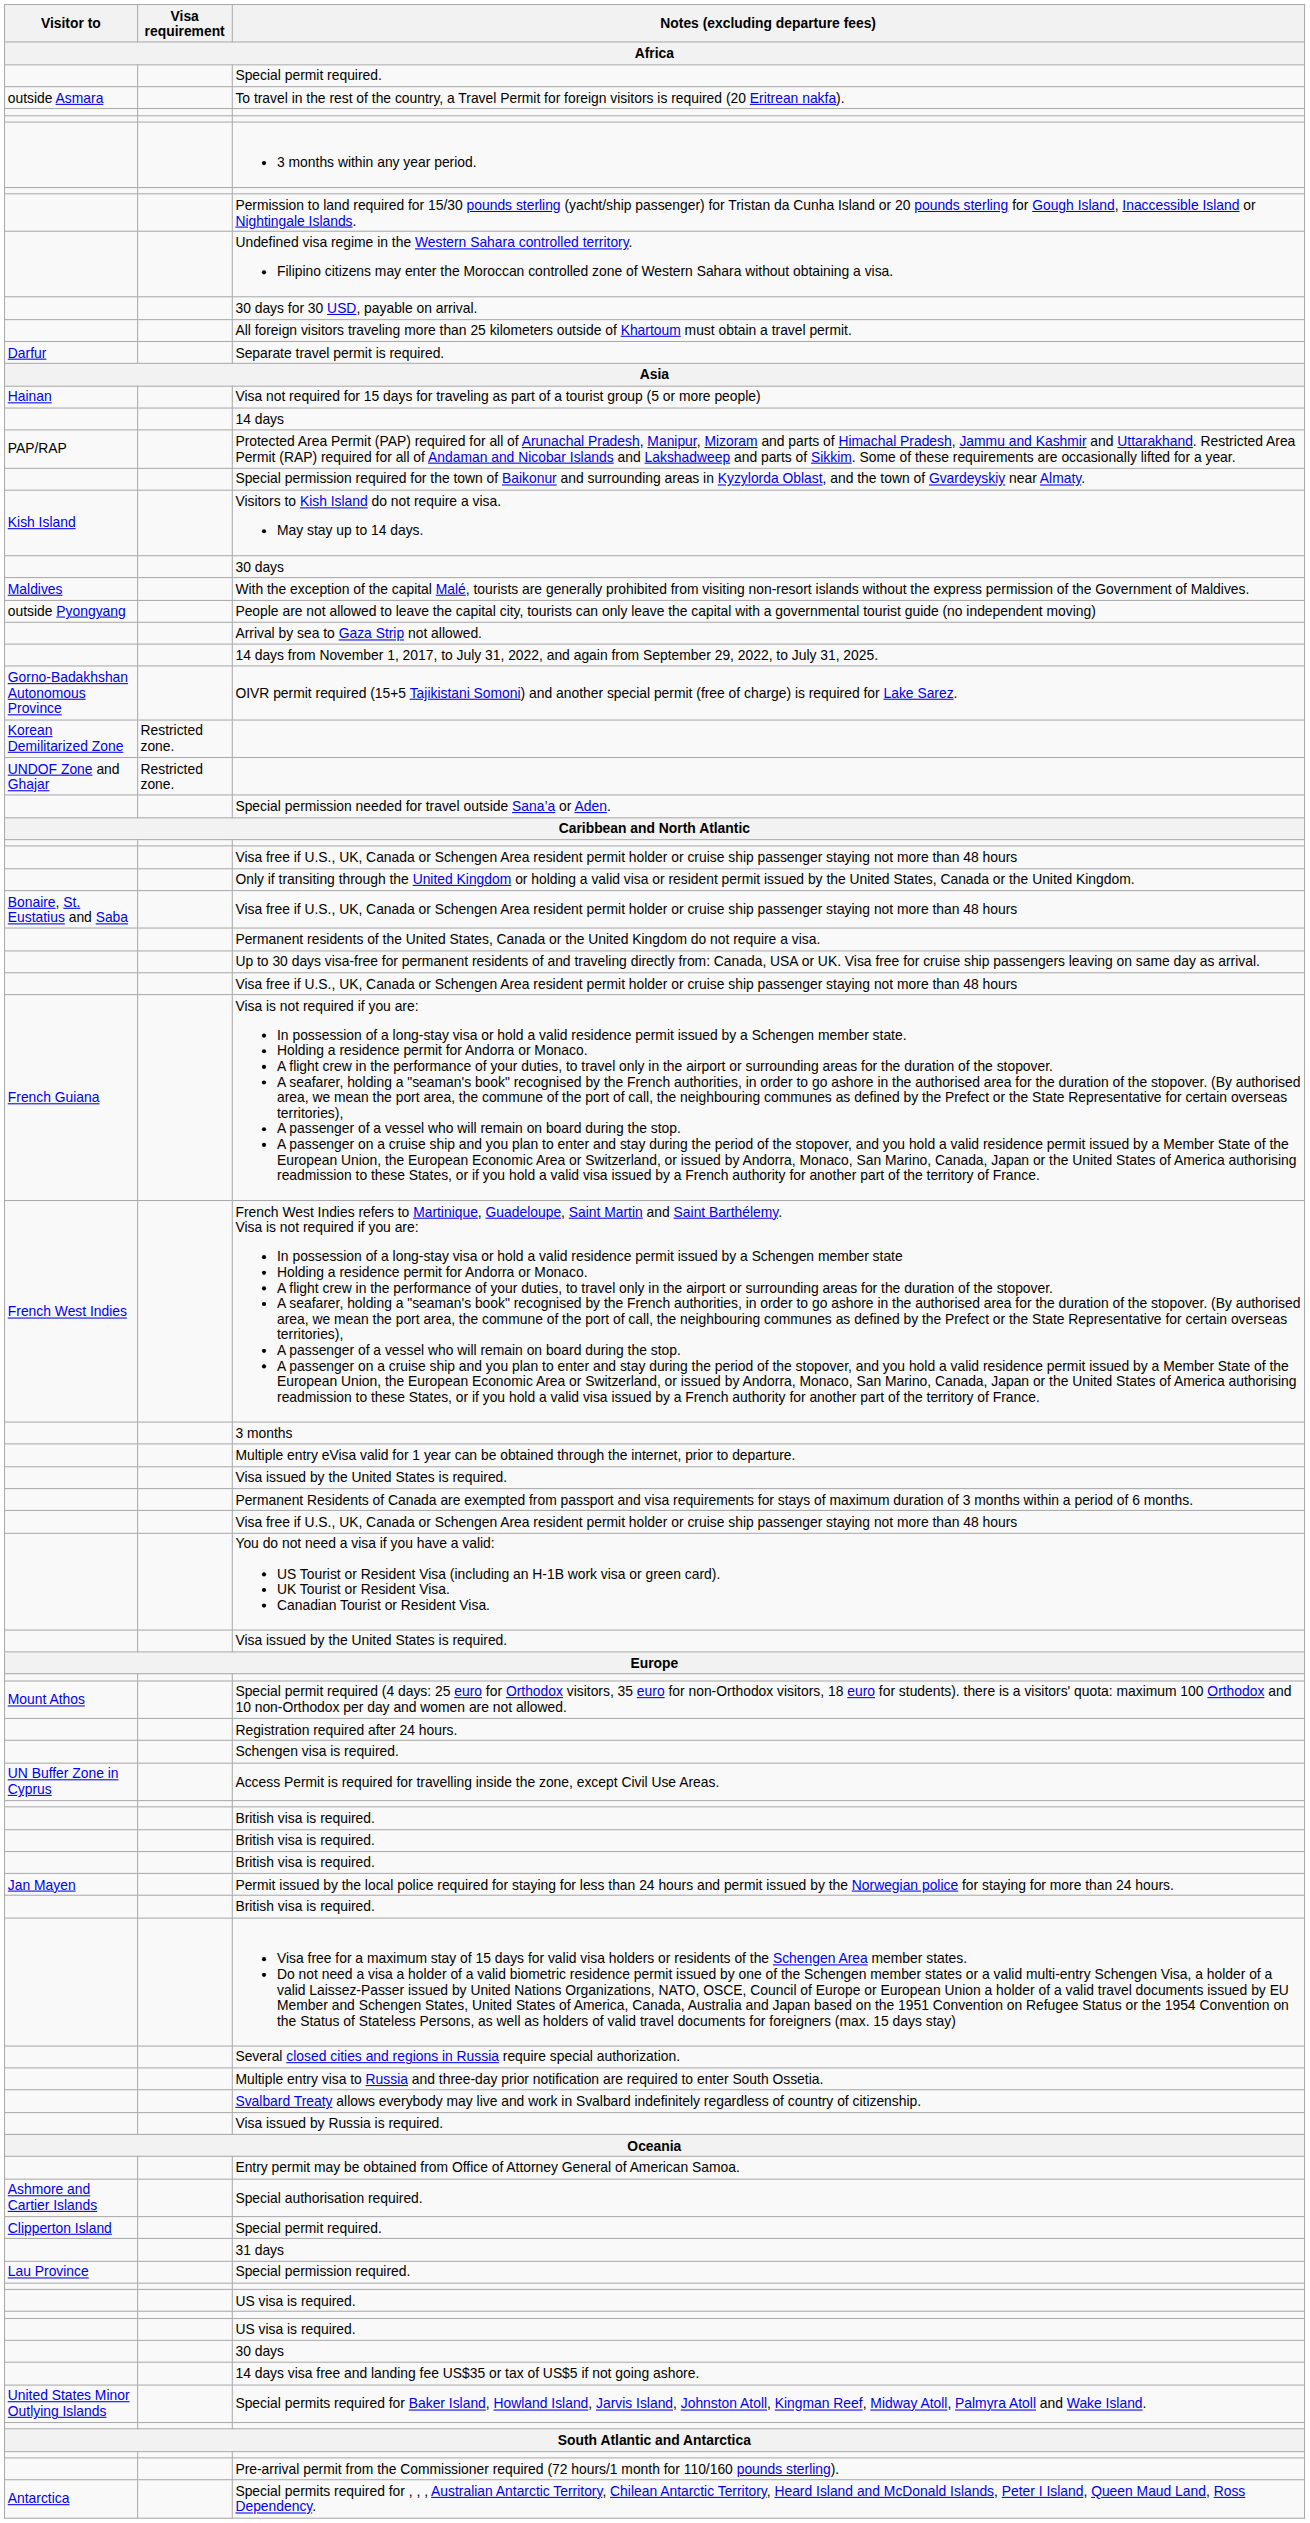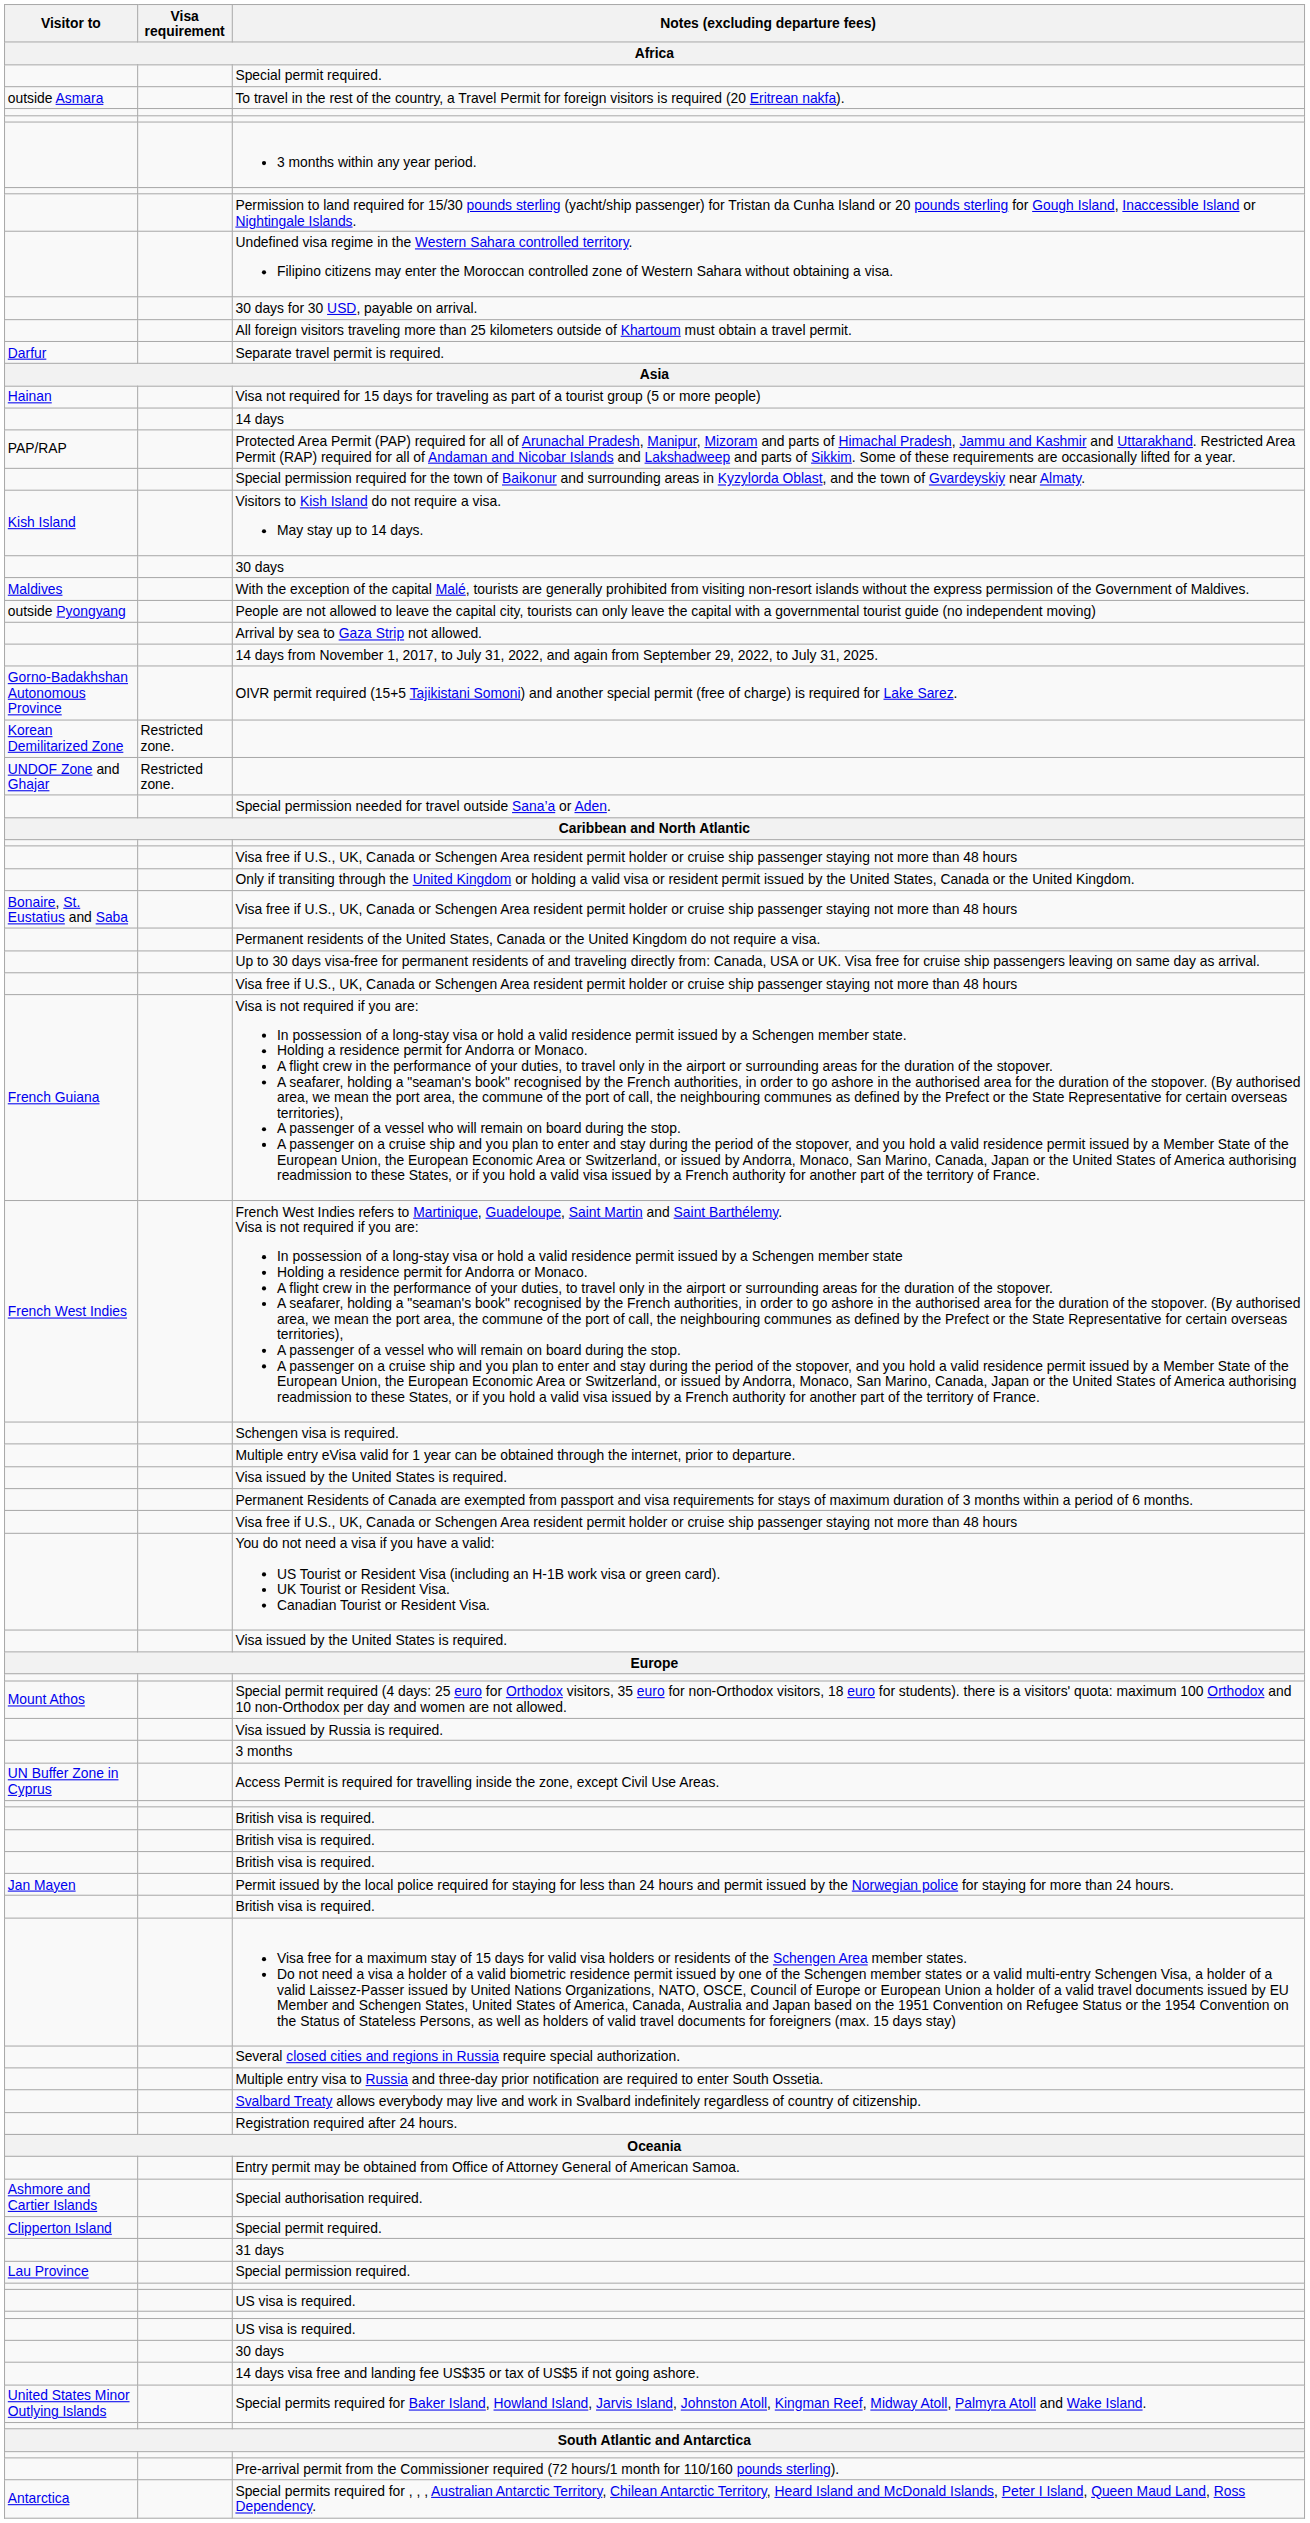rows swapped: (71, 1752) <-> (71, 1434)
rows swapped: (71, 2124) <-> (71, 1730)
